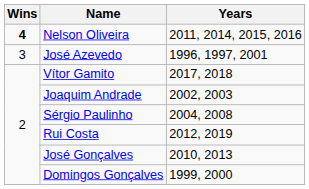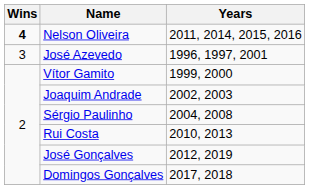(201, 74) 2017, 2018 -> (201, 74) 1999, 2000
(201, 134) 2012, 2019 -> (201, 134) 2010, 2013
(201, 154) 2010, 2013 -> (201, 154) 2012, 2019
(201, 174) 1999, 2000 -> (201, 174) 2017, 2018
